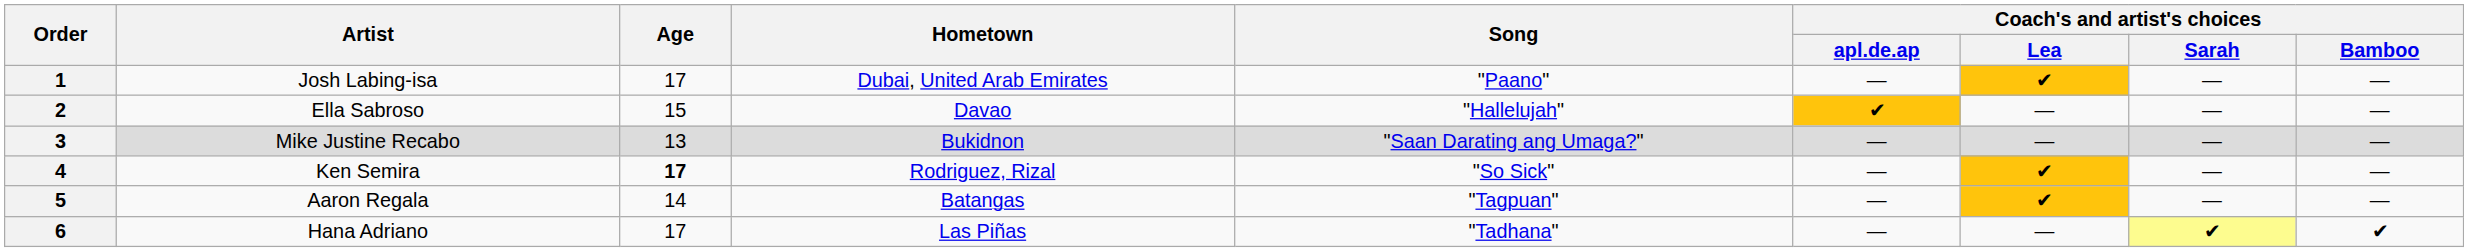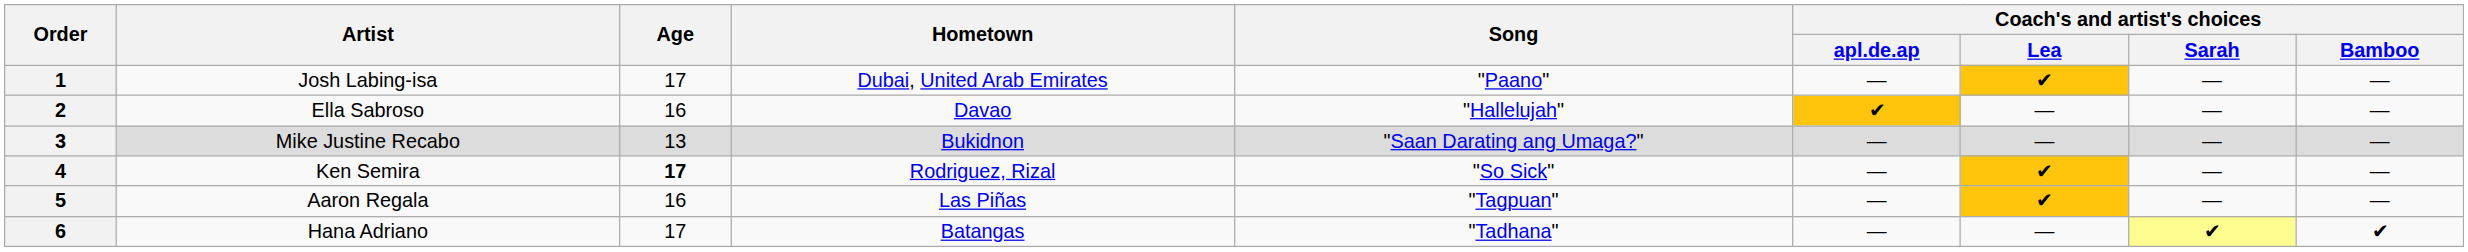(675, 110) 15 -> (675, 110) 16
(675, 201) 14 -> (675, 201) 16
(983, 201) Batangas -> (983, 201) Las Piñas
(983, 231) Las Piñas -> (983, 231) Batangas
